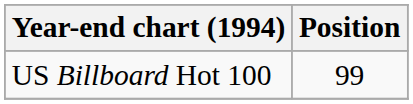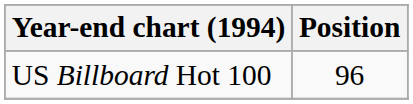(350, 74) 99 -> (350, 74) 96
